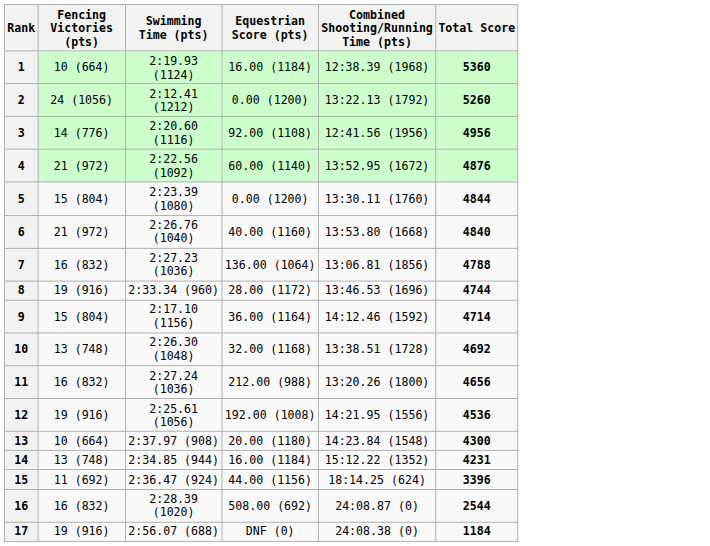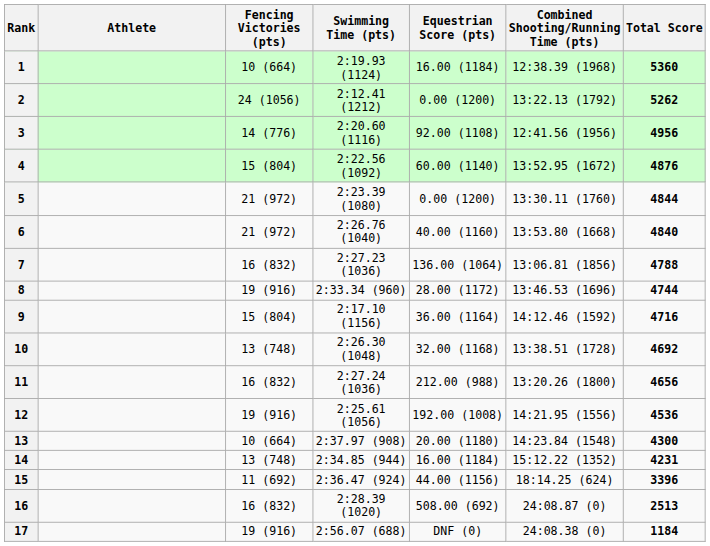+ column: (132, 27)
(477, 100) 5260 -> (664, 100) 5262
(82, 166) 21 (972) -> (269, 166) 15 (804)
(82, 198) 15 (804) -> (269, 198) 21 (972)
(477, 316) 4714 -> (664, 316) 4716
(477, 505) 2544 -> (664, 505) 2513
